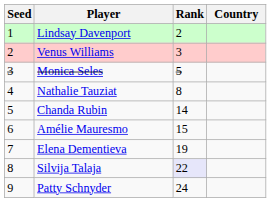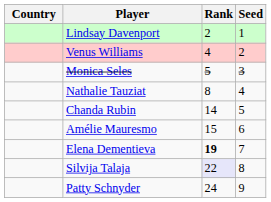columns swapped: (236, 14) <-> (19, 14)
(179, 52) 3 -> (208, 52) 4
(182, 149) normal -> (211, 149) bold
